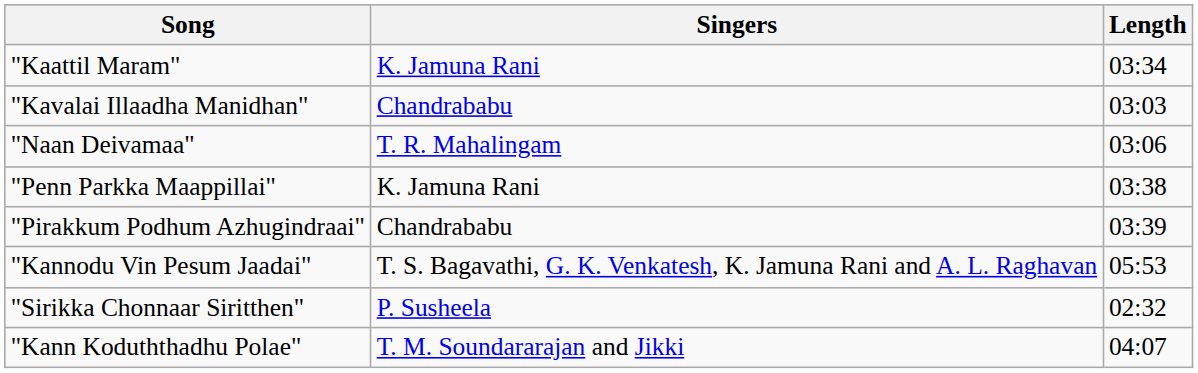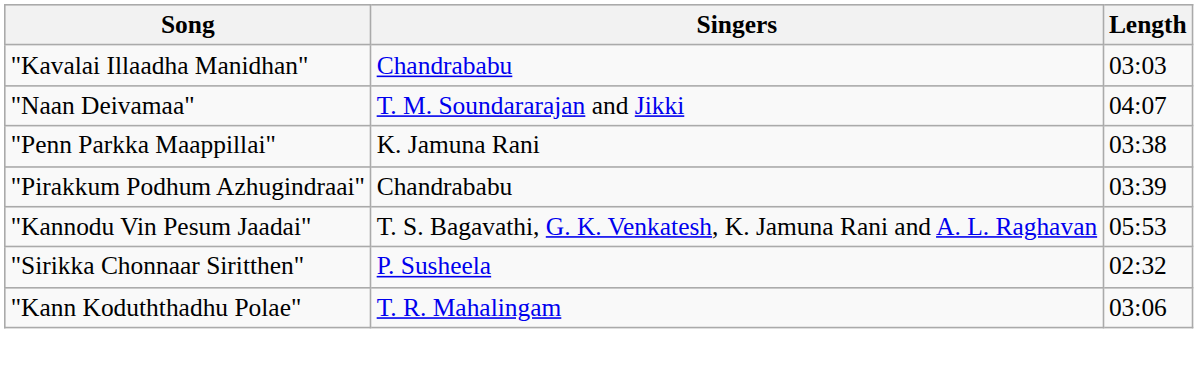- row: (96, 65)
(469, 145) T. R. Mahalingam -> (530, 105) T. M. Soundararajan and Jikki
(1138, 145) 03:06 -> (1138, 105) 04:07
(530, 347) T. M. Soundararajan and Jikki -> (469, 307) T. R. Mahalingam
(1138, 347) 04:07 -> (1138, 307) 03:06
